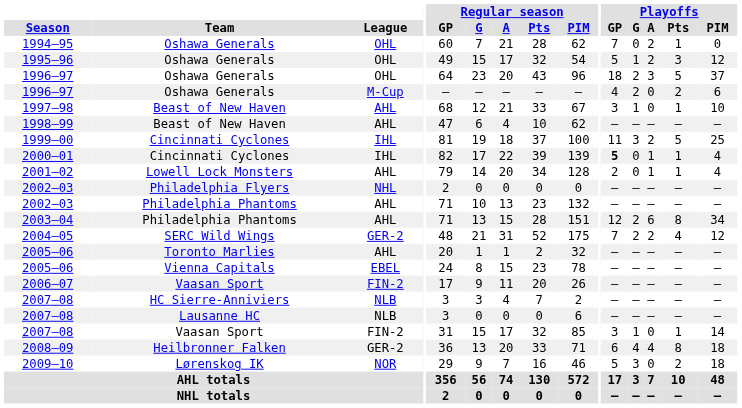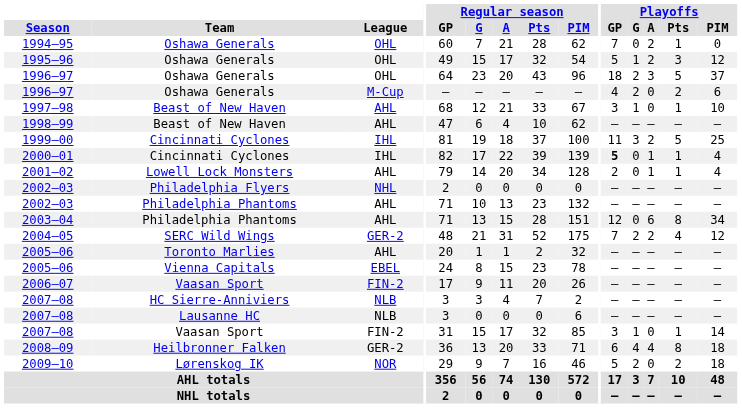(636, 220) 2 -> (636, 220) 0
(636, 364) 3 -> (636, 364) 2
